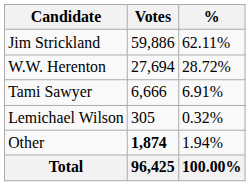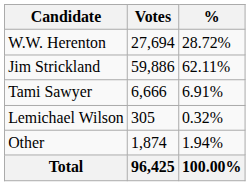rows swapped: (54, 42) <-> (57, 67)
(149, 142) bold -> (149, 142) normal
